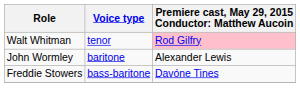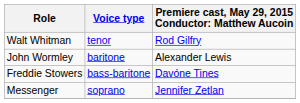(178, 40) pink background -> (178, 40) no background
+ row: (32, 90)
